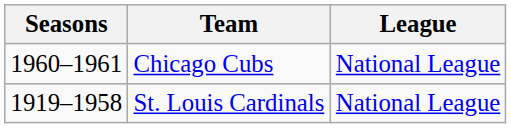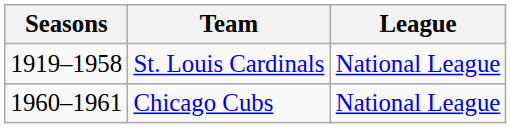rows swapped: (229, 102) <-> (203, 63)
